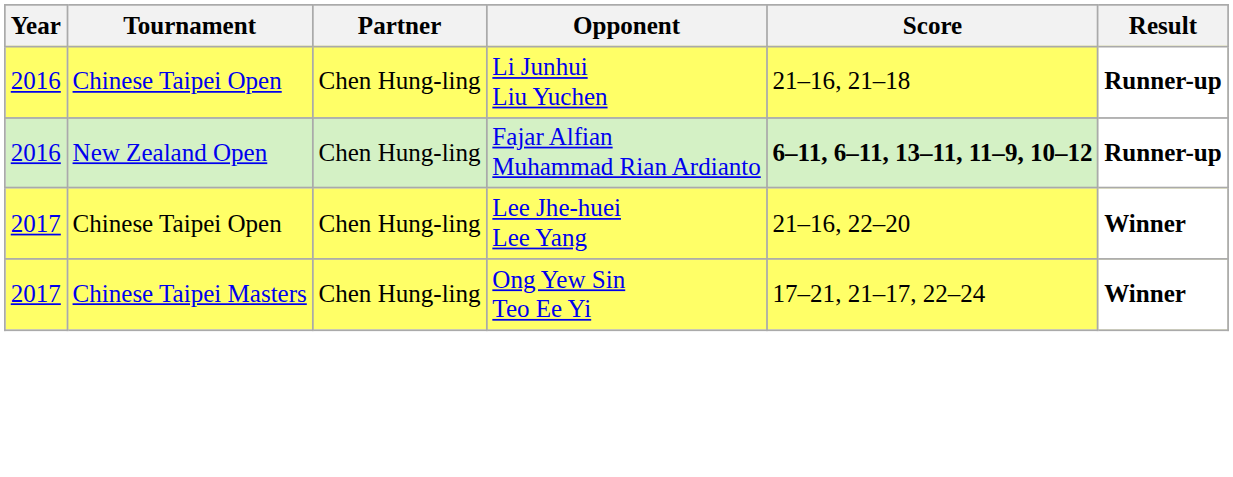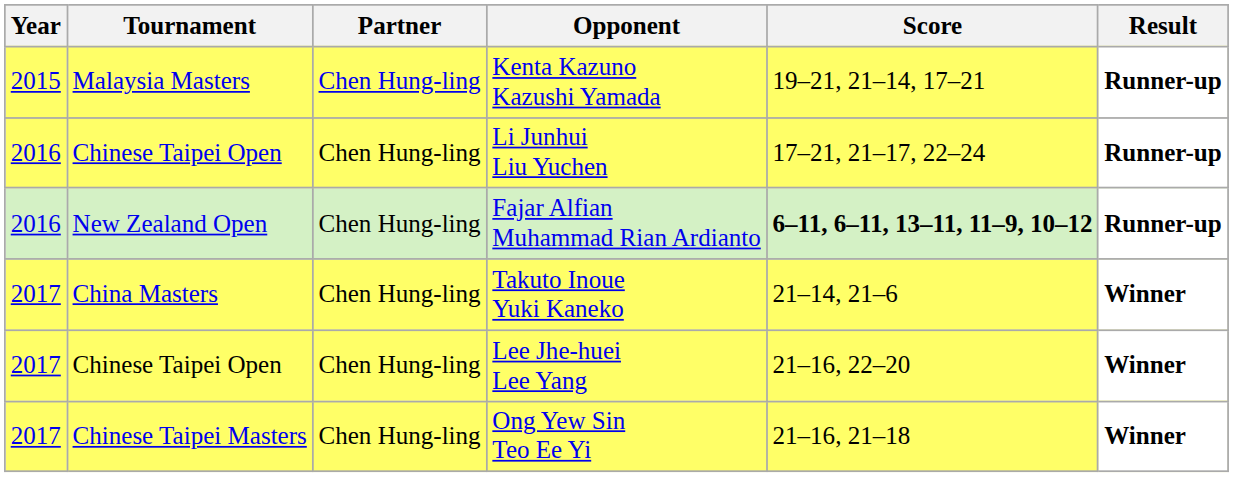+ row: (577, 81)
(841, 81) 21–16, 21–18 -> (879, 152) 17–21, 21–17, 22–24
+ row: (559, 294)
(879, 294) 17–21, 21–17, 22–24 -> (841, 436) 21–16, 21–18
